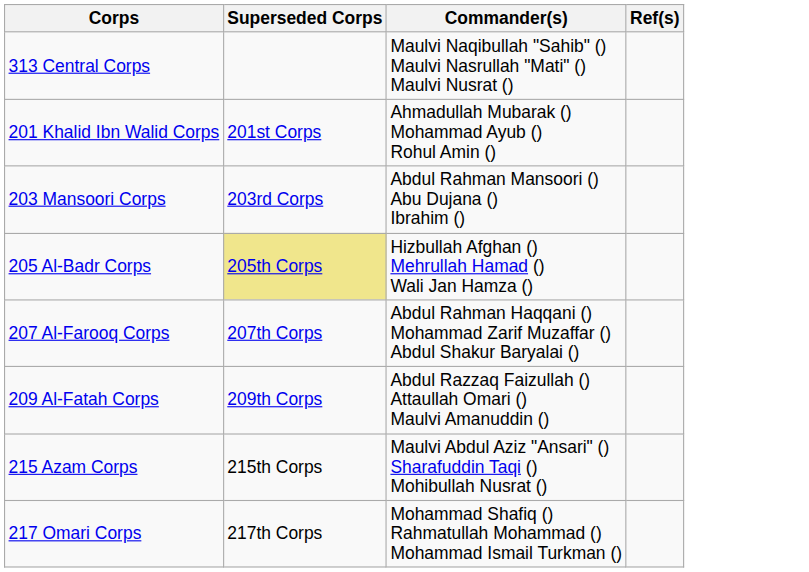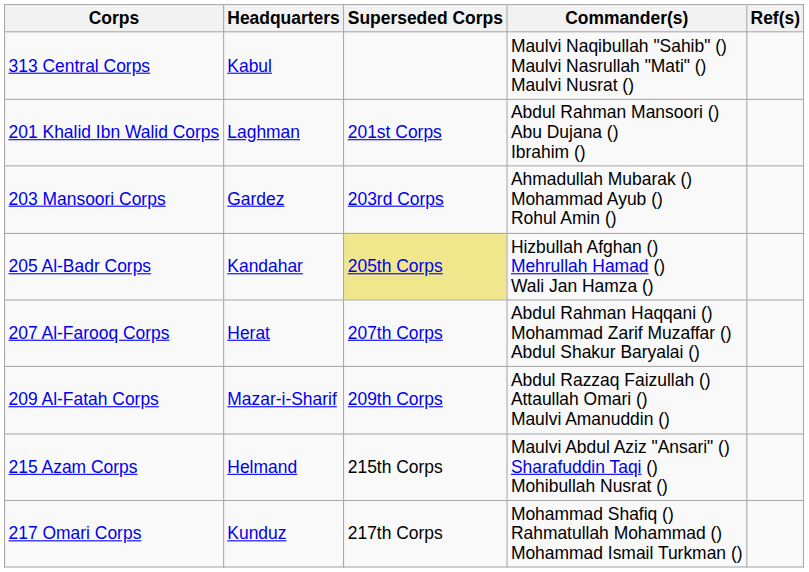+ column: (284, 18)
(481, 132) Ahmadullah Mubarak () Mohammad Ayub () Rohul Amin () -> (615, 132) Abdul Rahman Mansoori () Abu Dujana () Ibrahim ()
(495, 199) Abdul Rahman Mansoori () Abu Dujana () Ibrahim () -> (602, 199) Ahmadullah Mubarak () Mohammad Ayub () Rohul Amin ()
